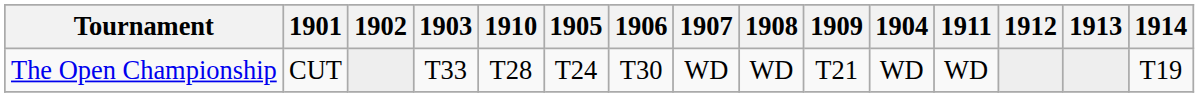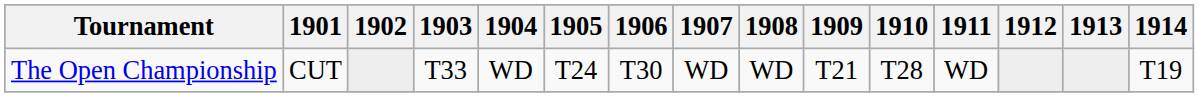columns swapped: (902, 26) <-> (511, 26)
